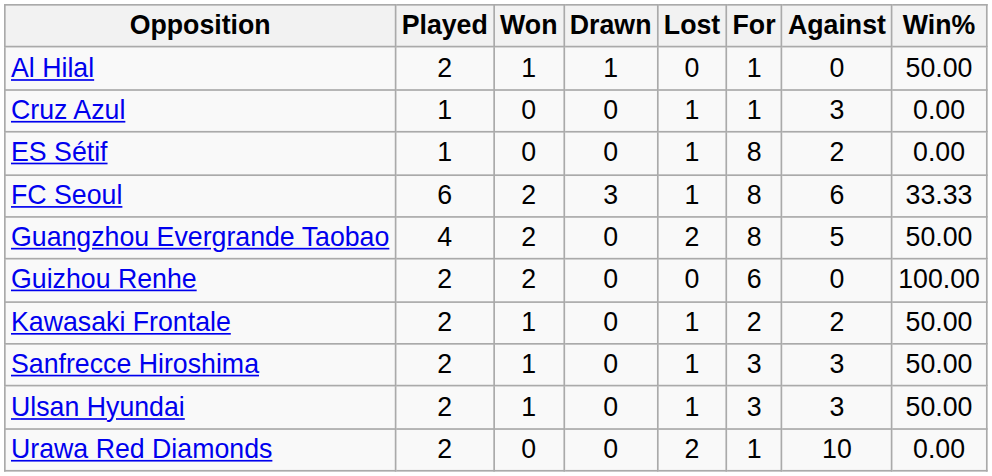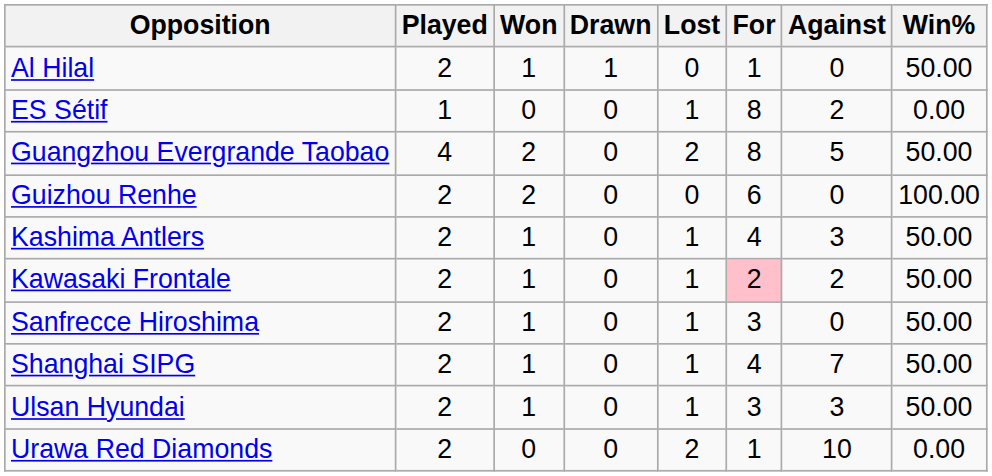- row: (68, 110)
- row: (67, 195)
+ row: (108, 237)
(754, 322) no background -> (754, 279) pink background
(837, 364) 3 -> (837, 322) 0
+ row: (103, 364)
